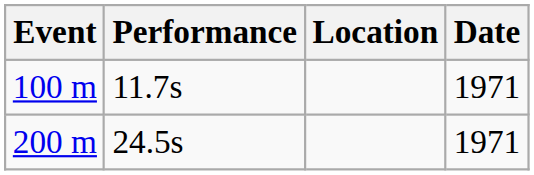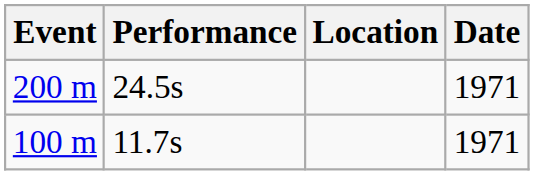rows swapped: (55, 87) <-> (55, 141)
